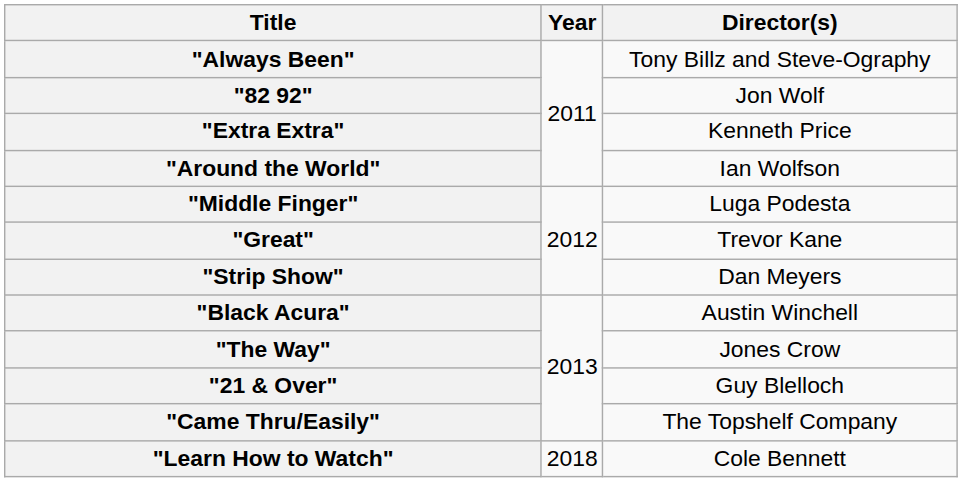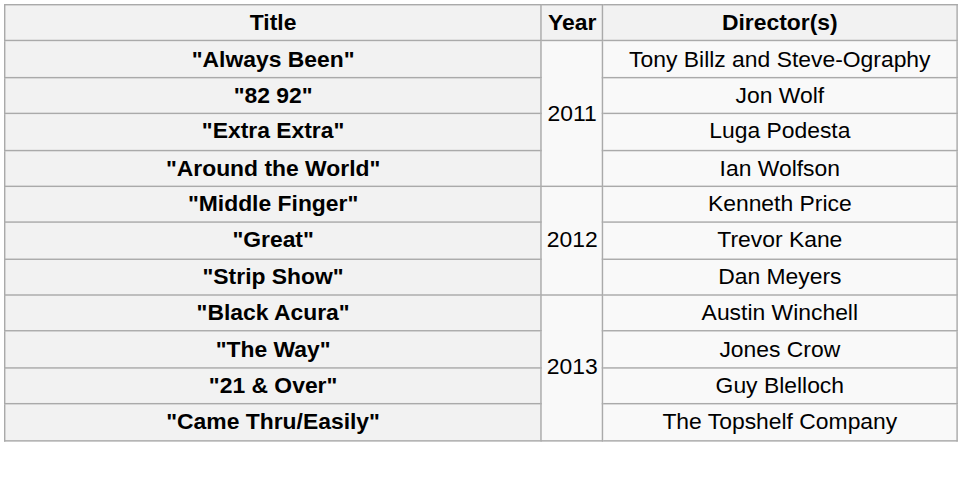(780, 131) Kenneth Price -> (780, 131) Luga Podesta
(780, 204) Luga Podesta -> (780, 204) Kenneth Price
- row: (273, 458)
